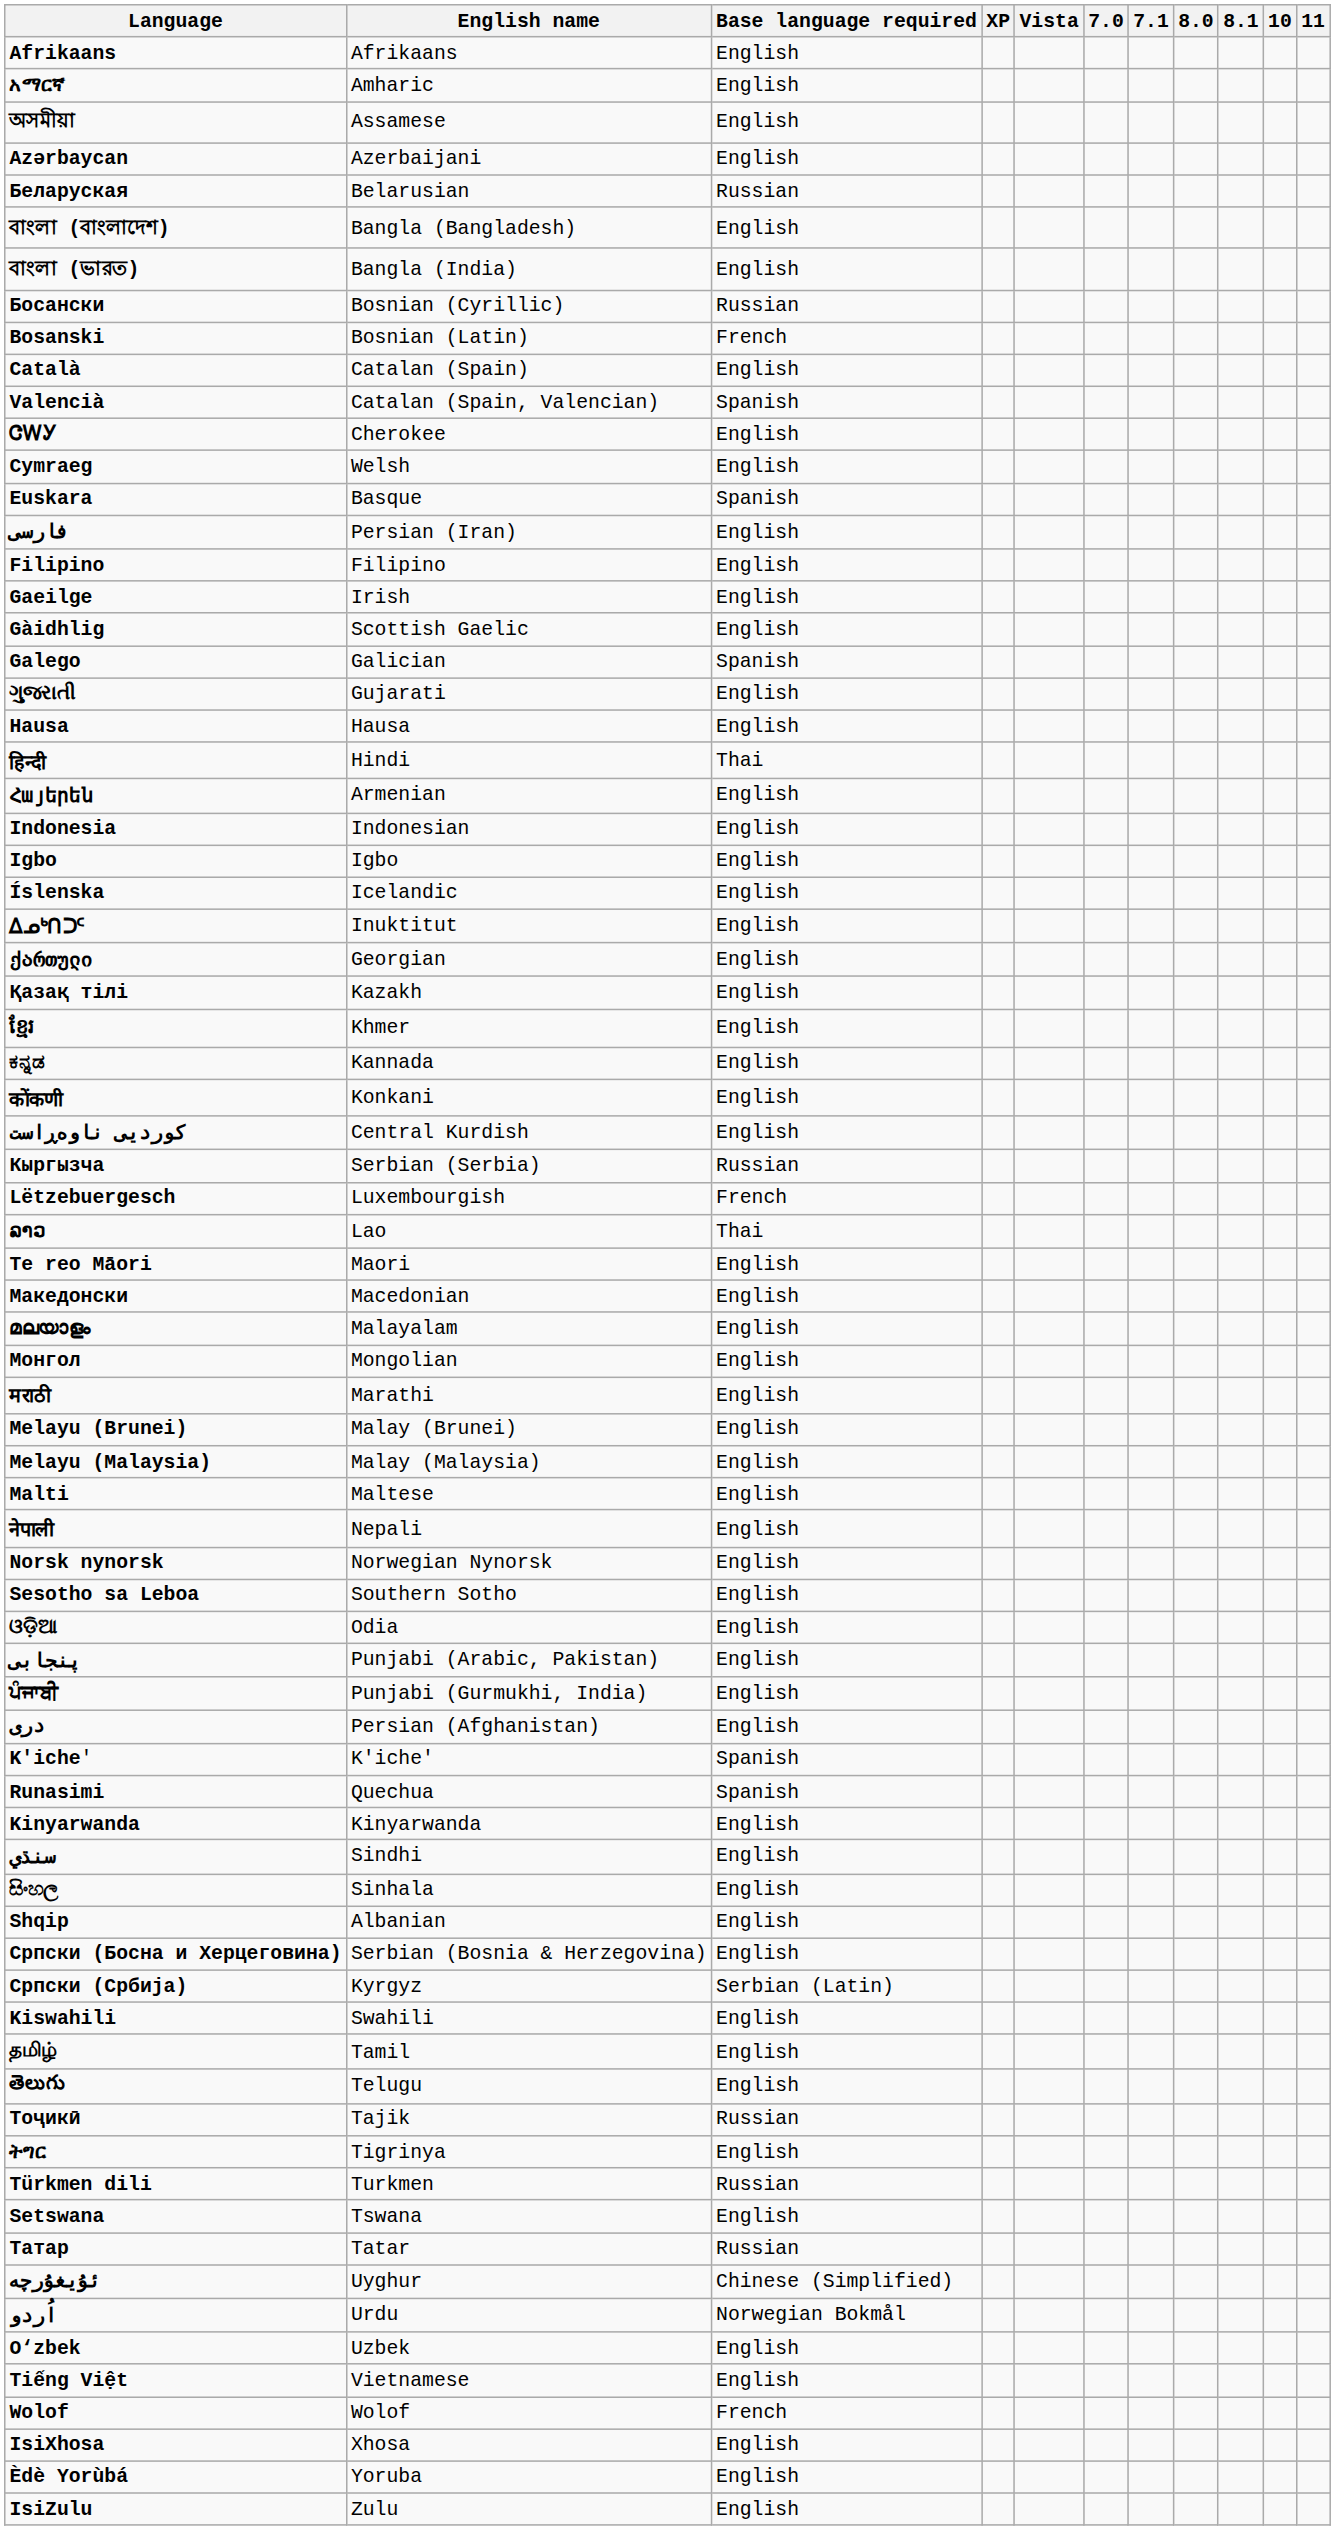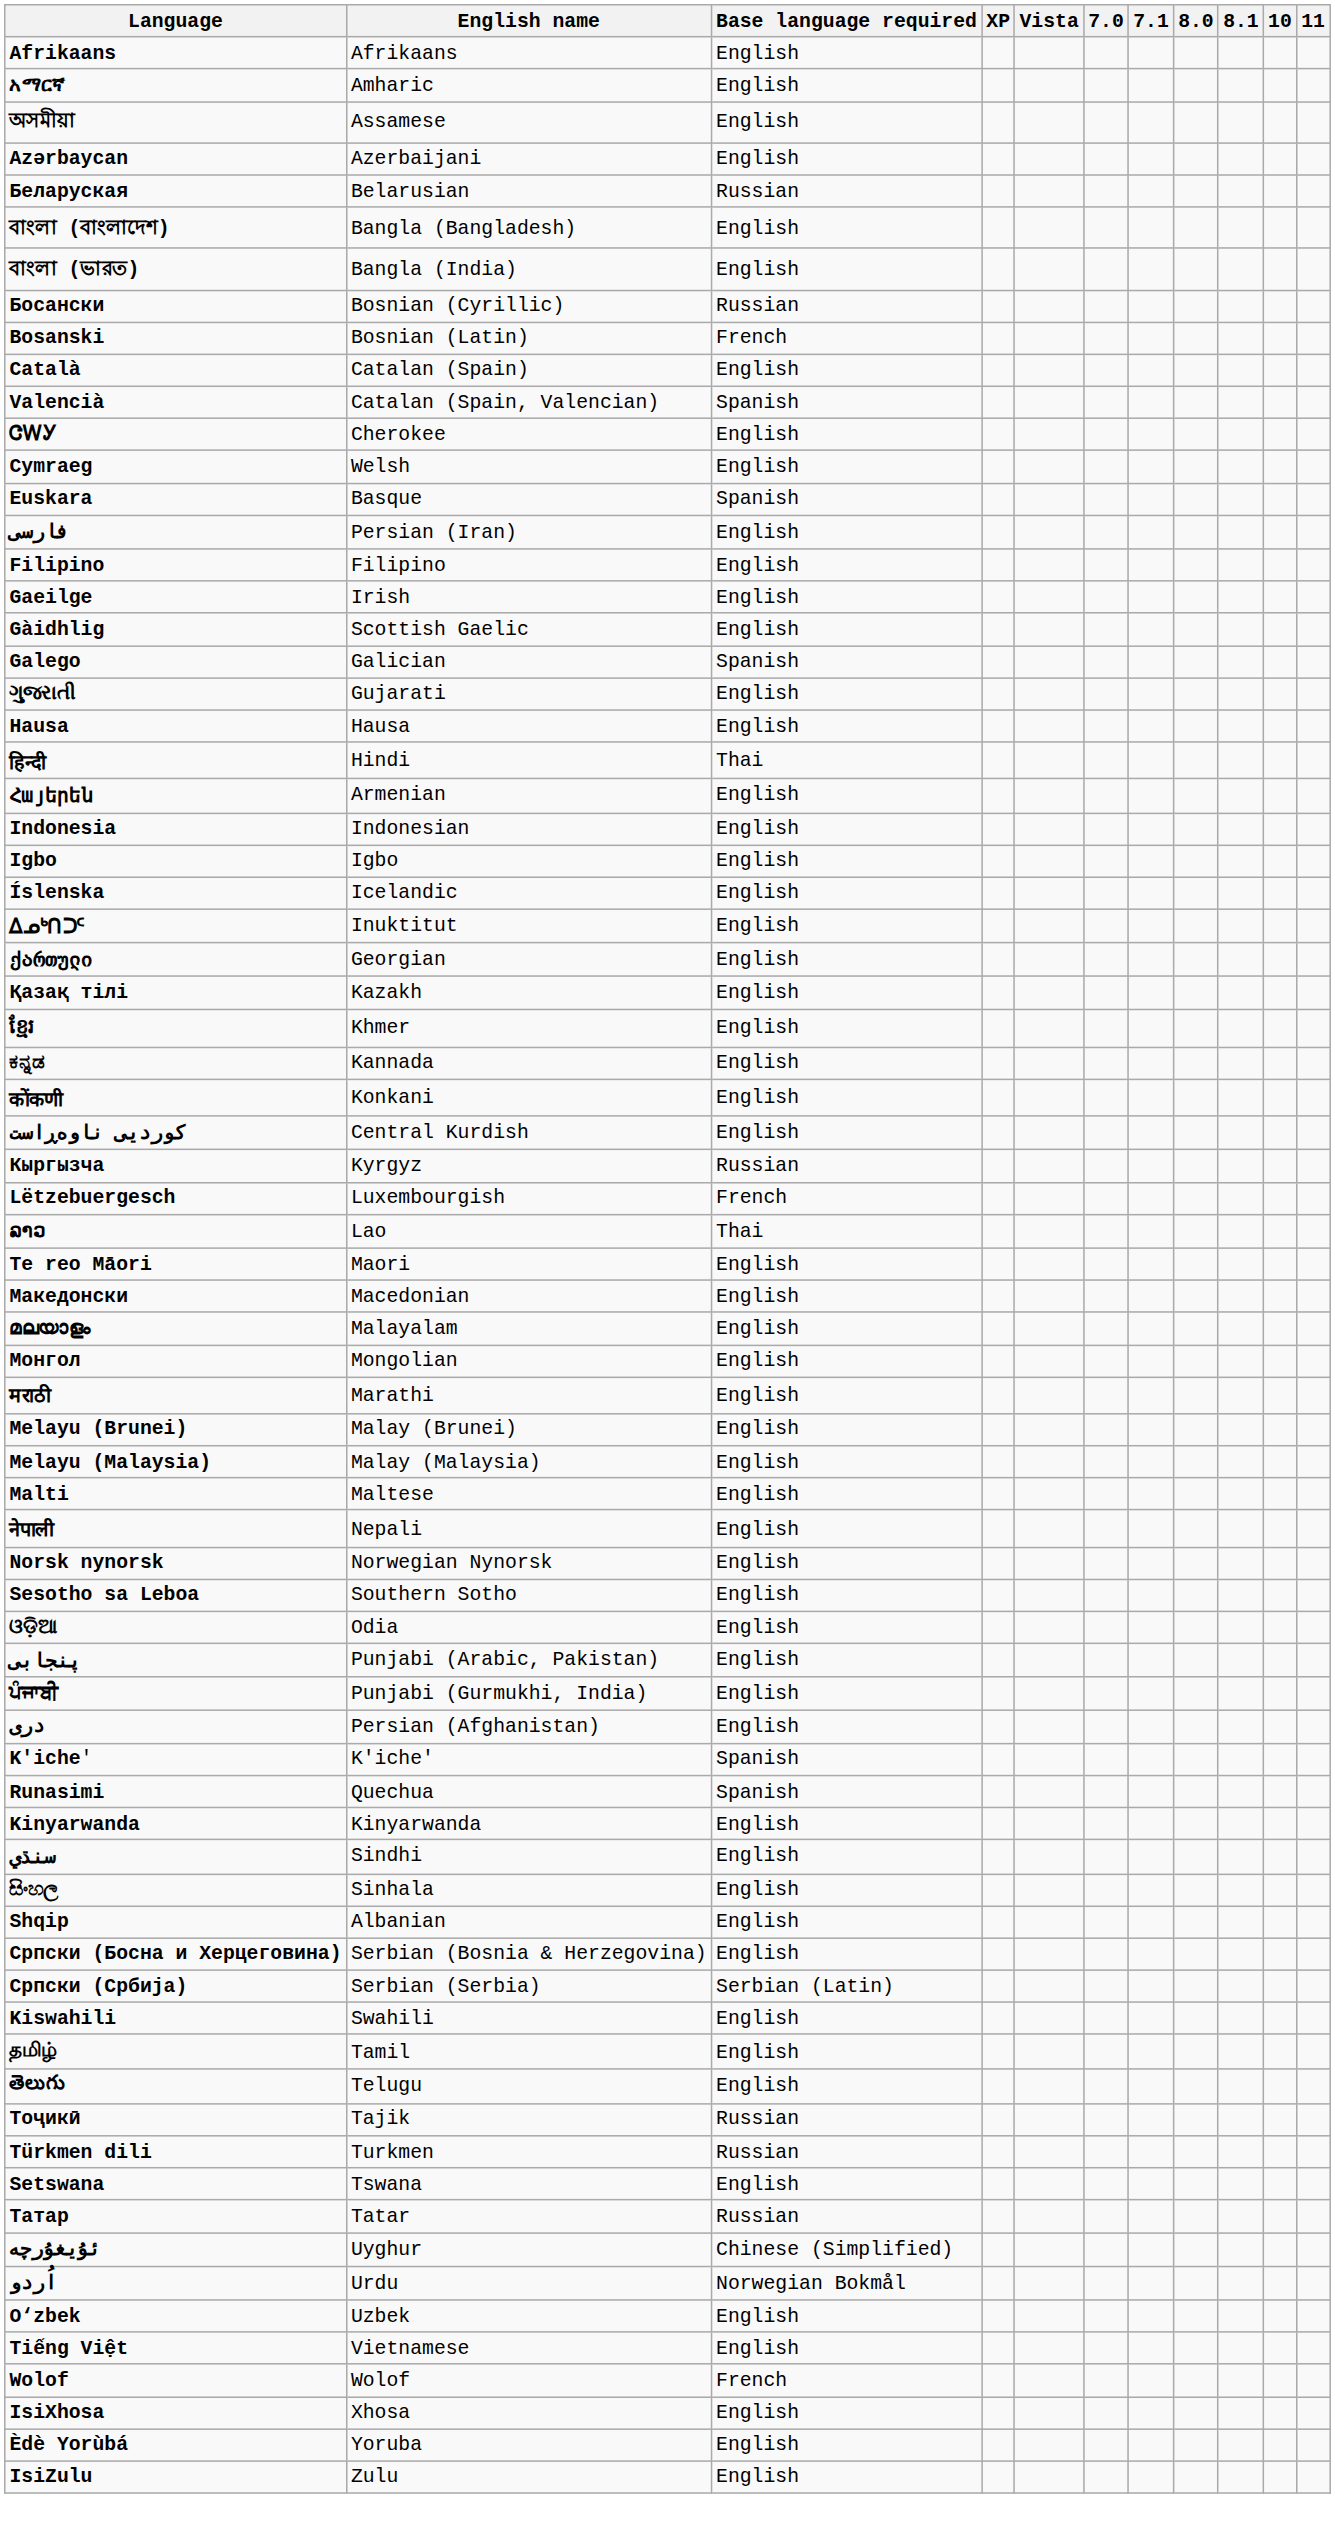(446, 1166) Serbian (Serbia) -> (386, 1166) Kyrgyz
(386, 1986) Kyrgyz -> (446, 1986) Serbian (Serbia)
- row: (28, 2152)
